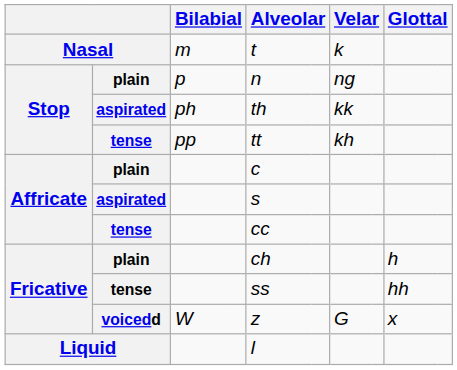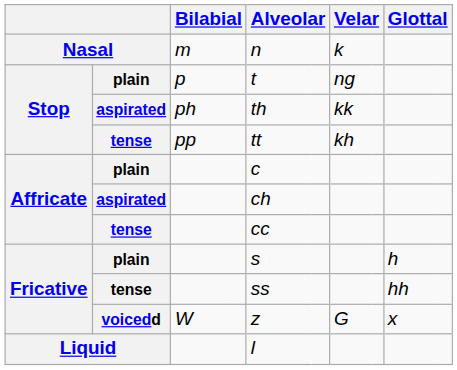(253, 49) t -> (256, 49) n
(256, 79) n -> (253, 79) t
(255, 199) s -> (261, 199) ch
(261, 259) ch -> (255, 259) s
